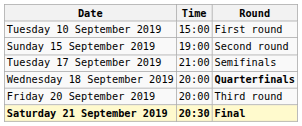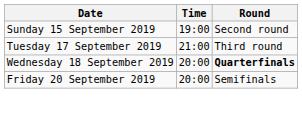- row: (84, 30)
(245, 63) Semifinals -> (248, 46) Third round
(248, 96) Third round -> (245, 80) Semifinals
- row: (87, 113)
